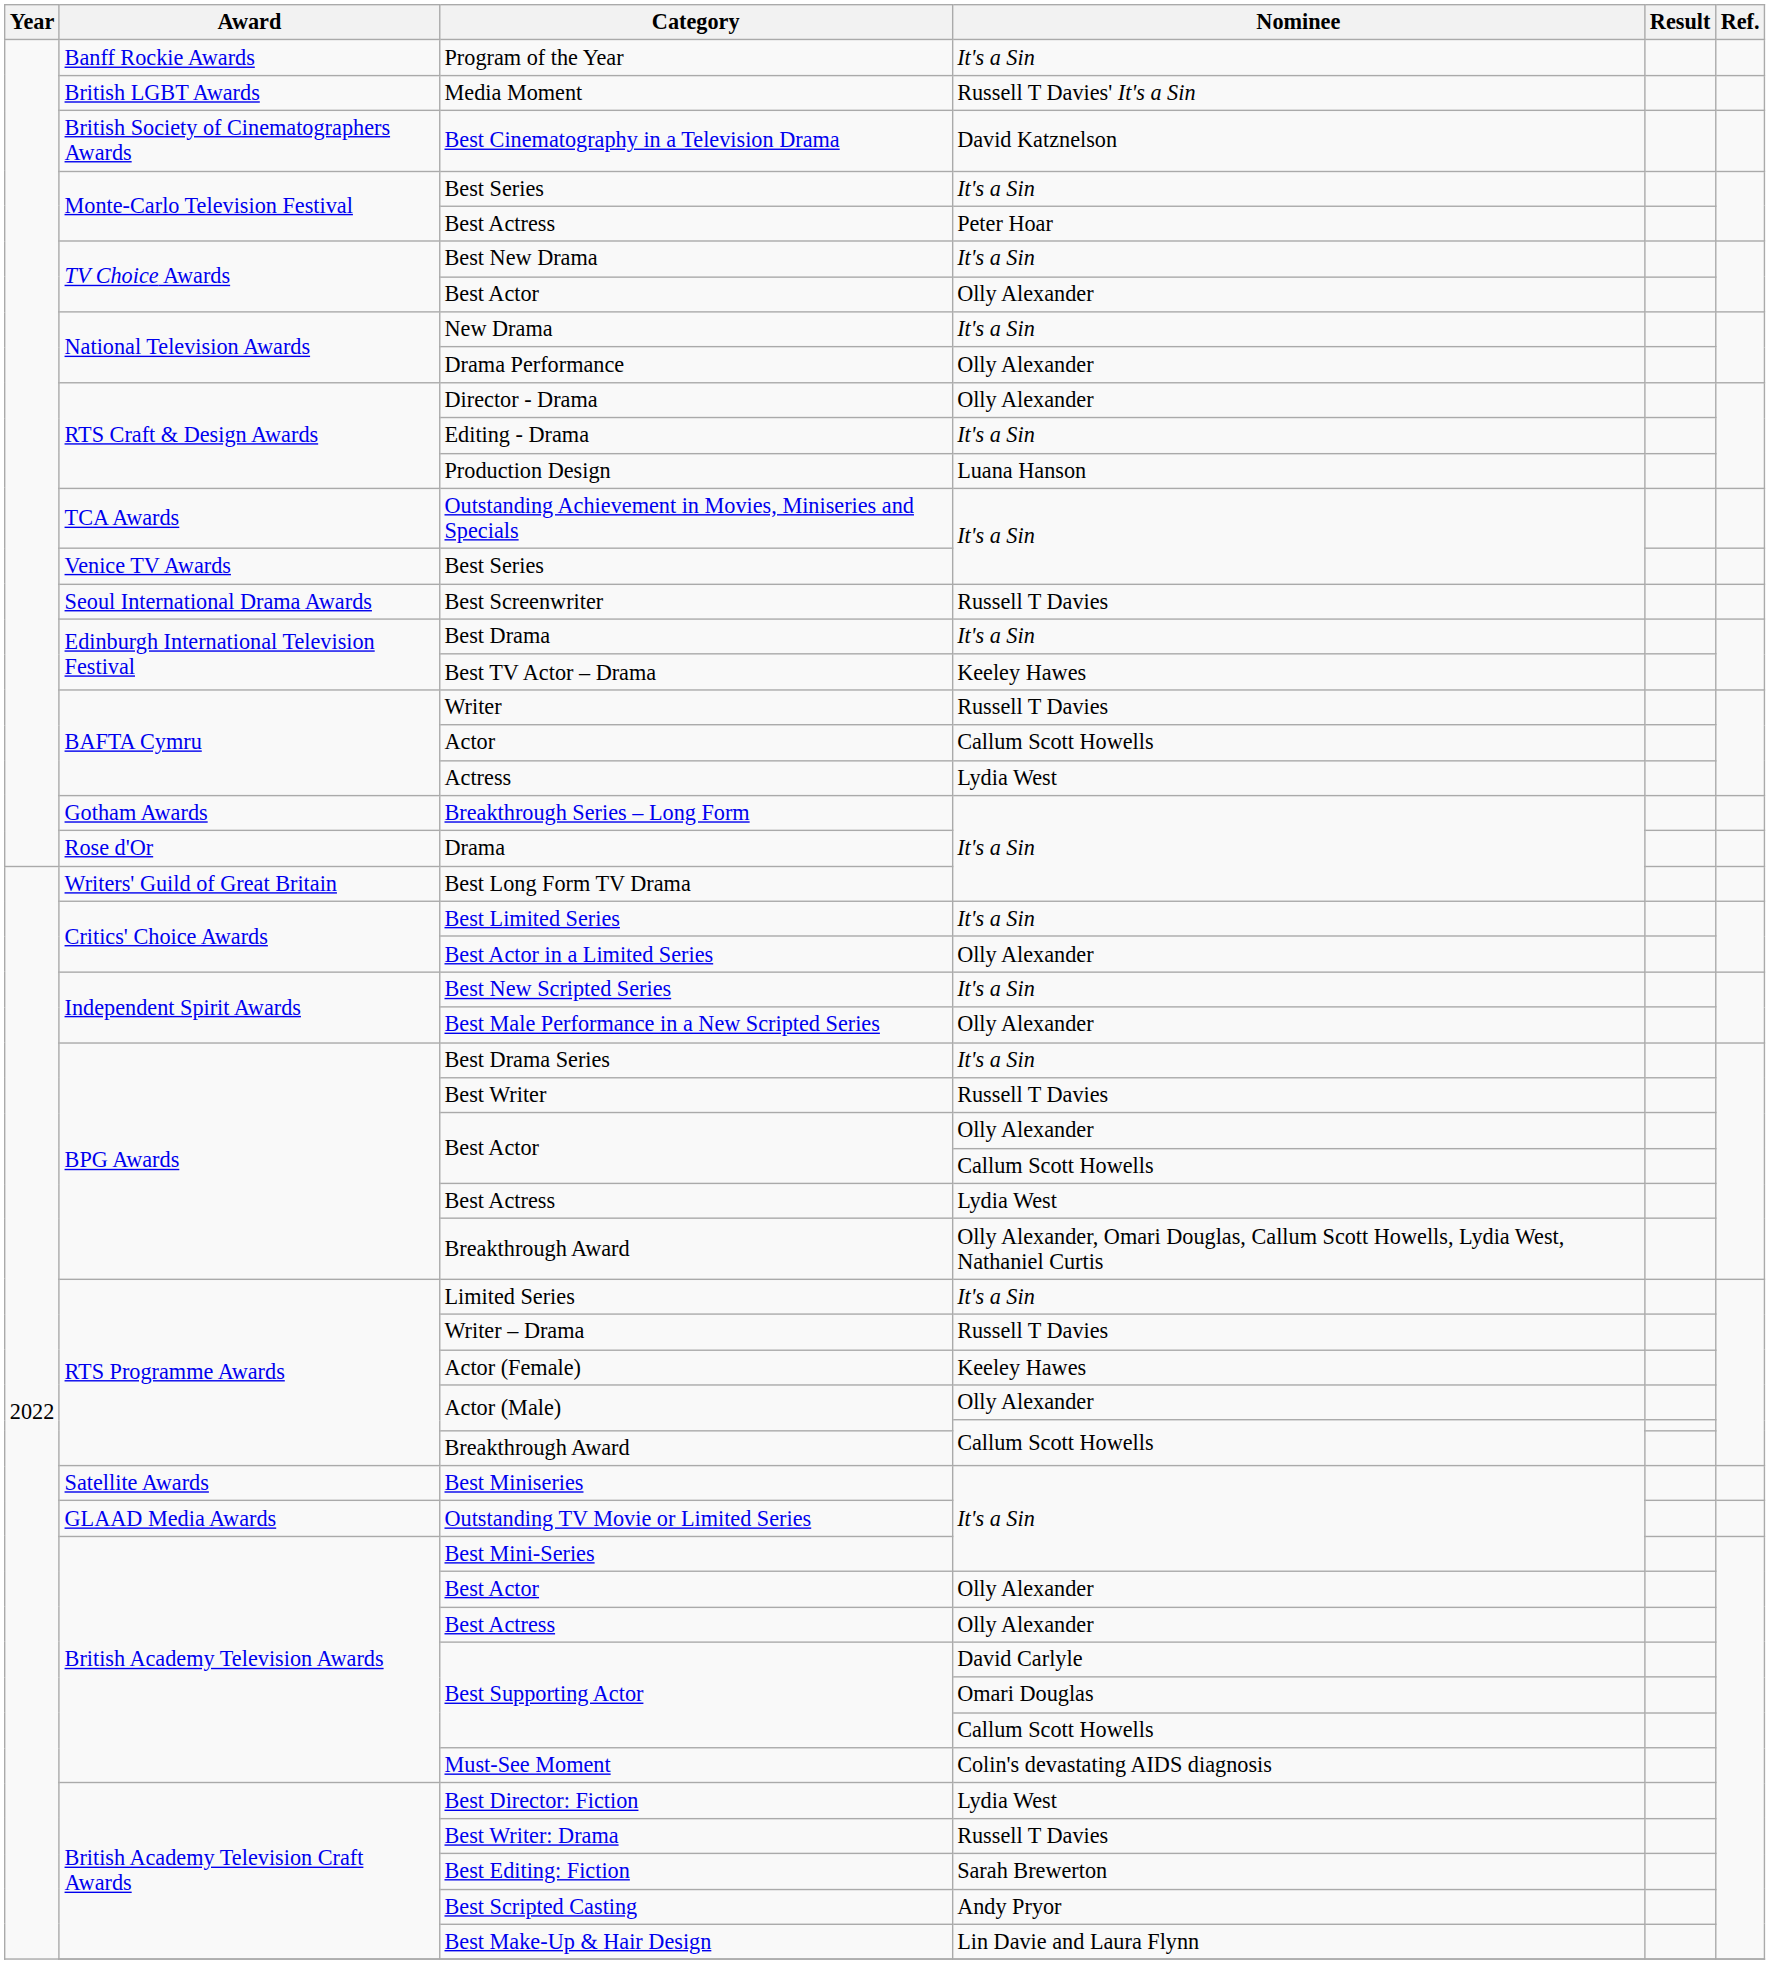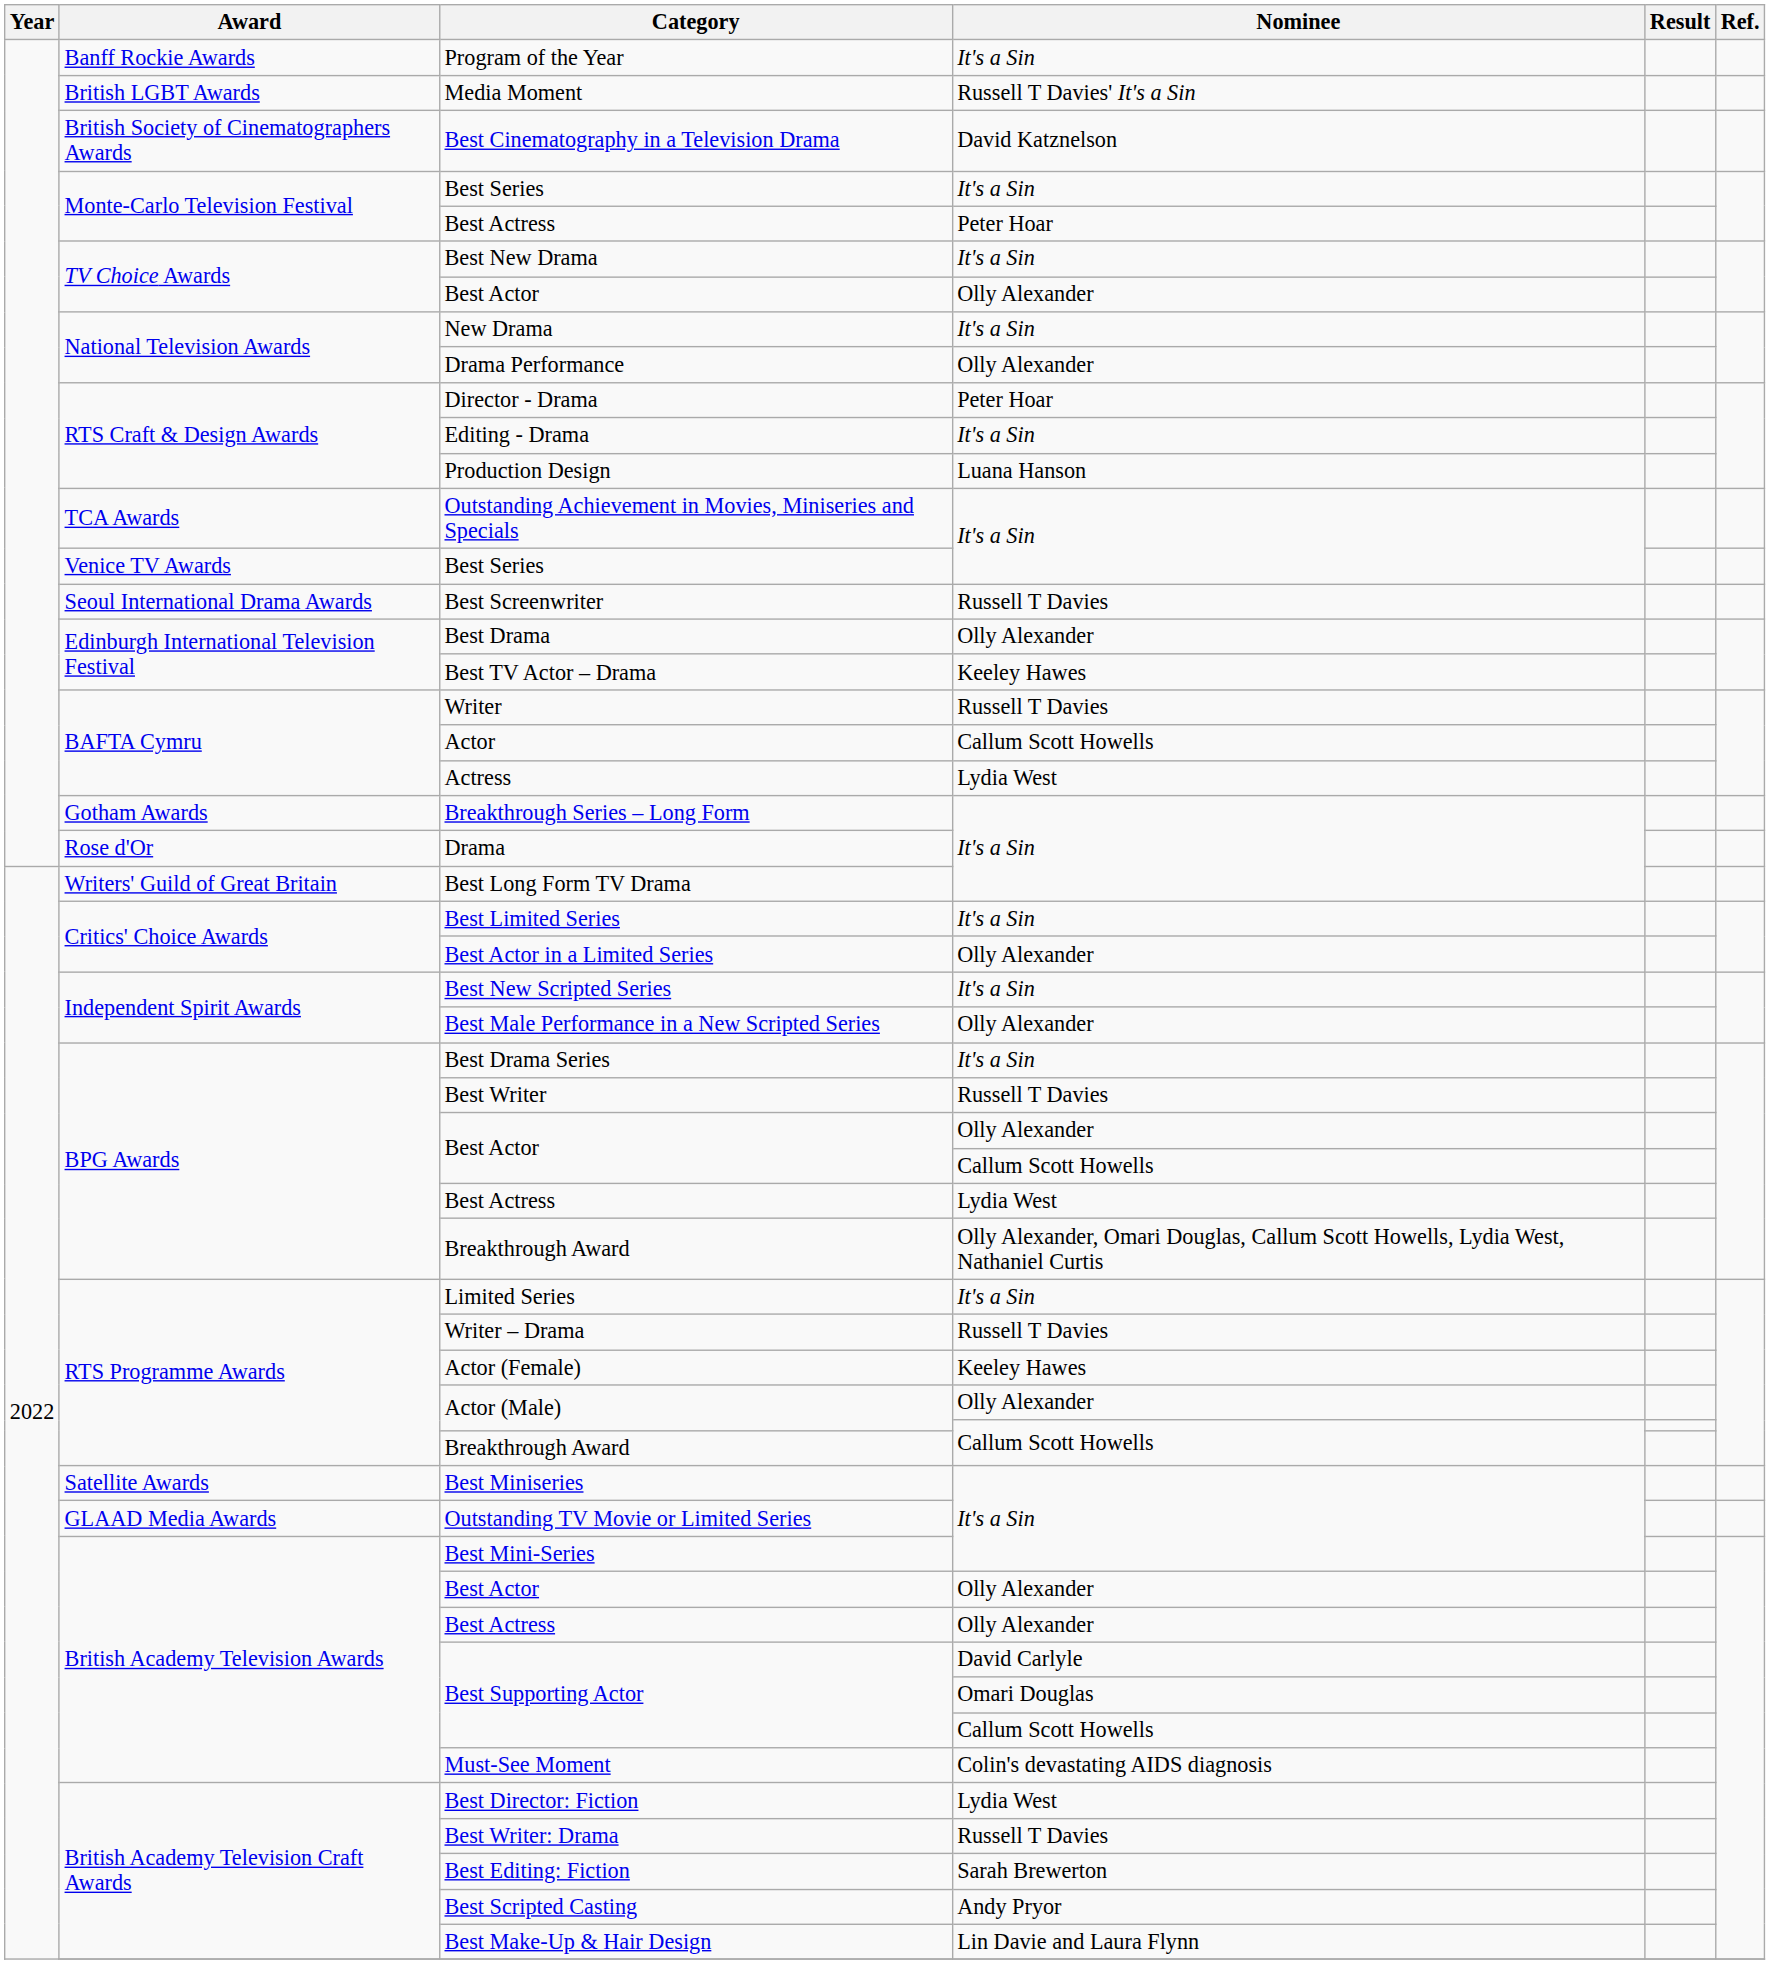(1025, 399) Olly Alexander -> (1005, 399) Peter Hoar
(996, 636) It's a Sin -> (1025, 636) Olly Alexander
